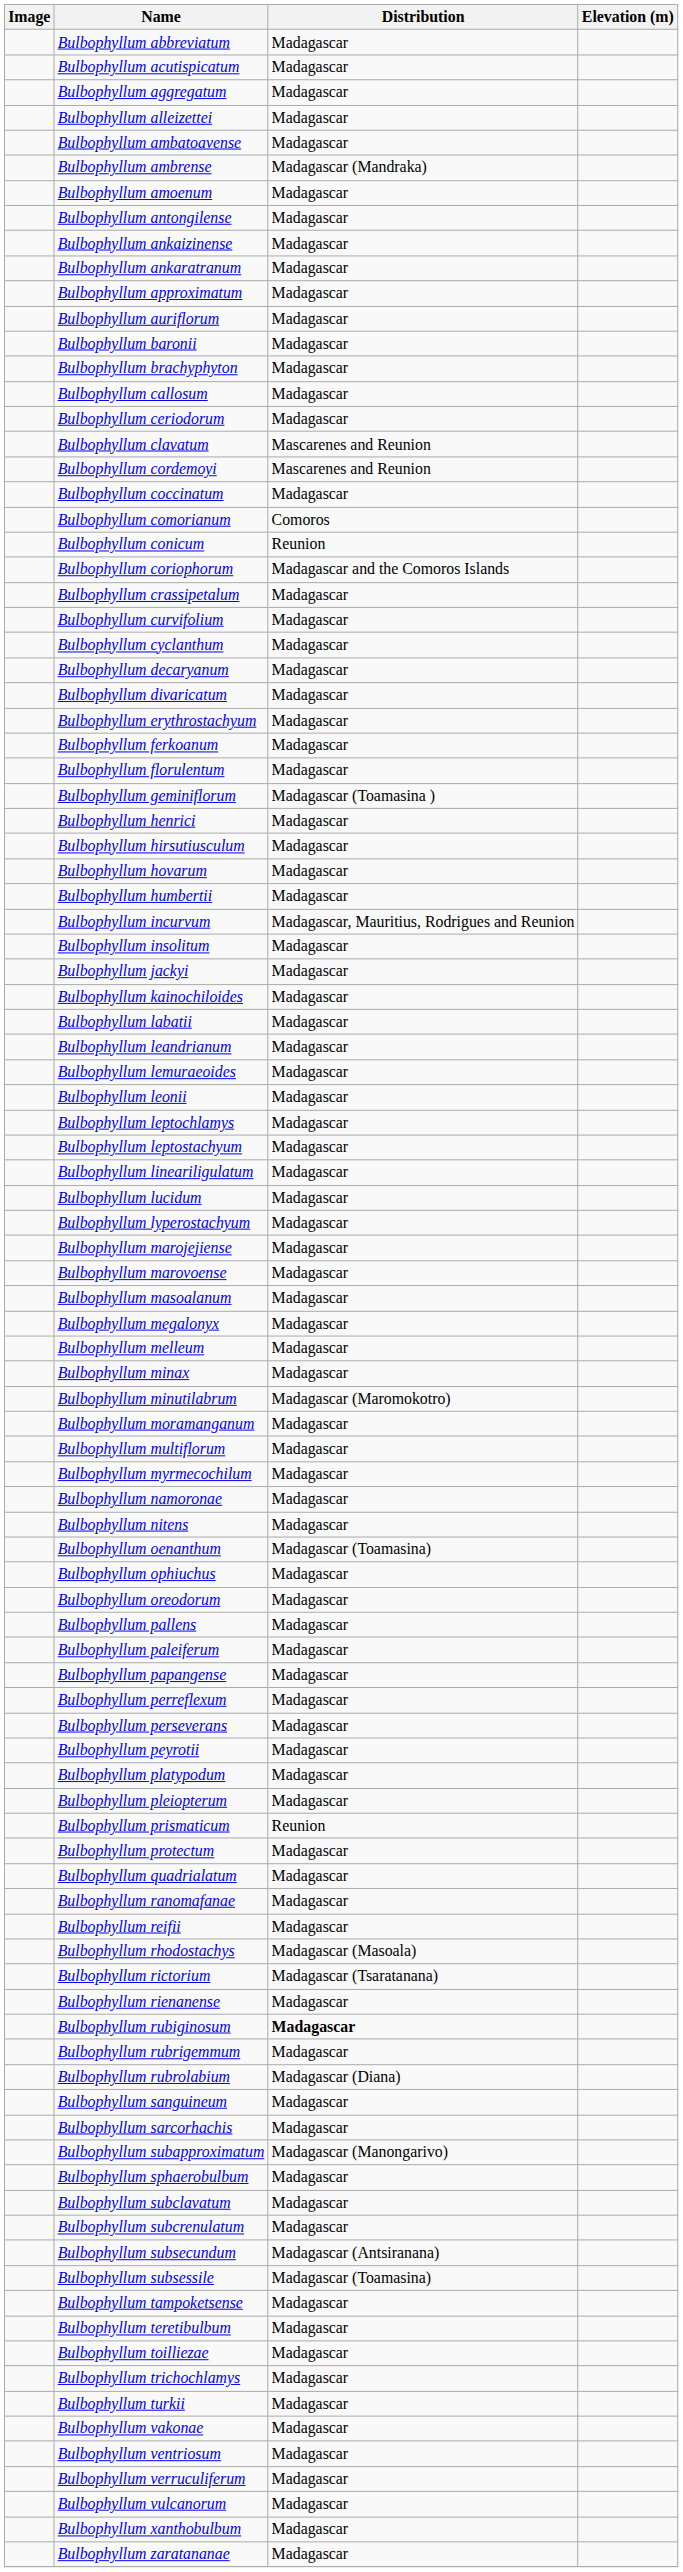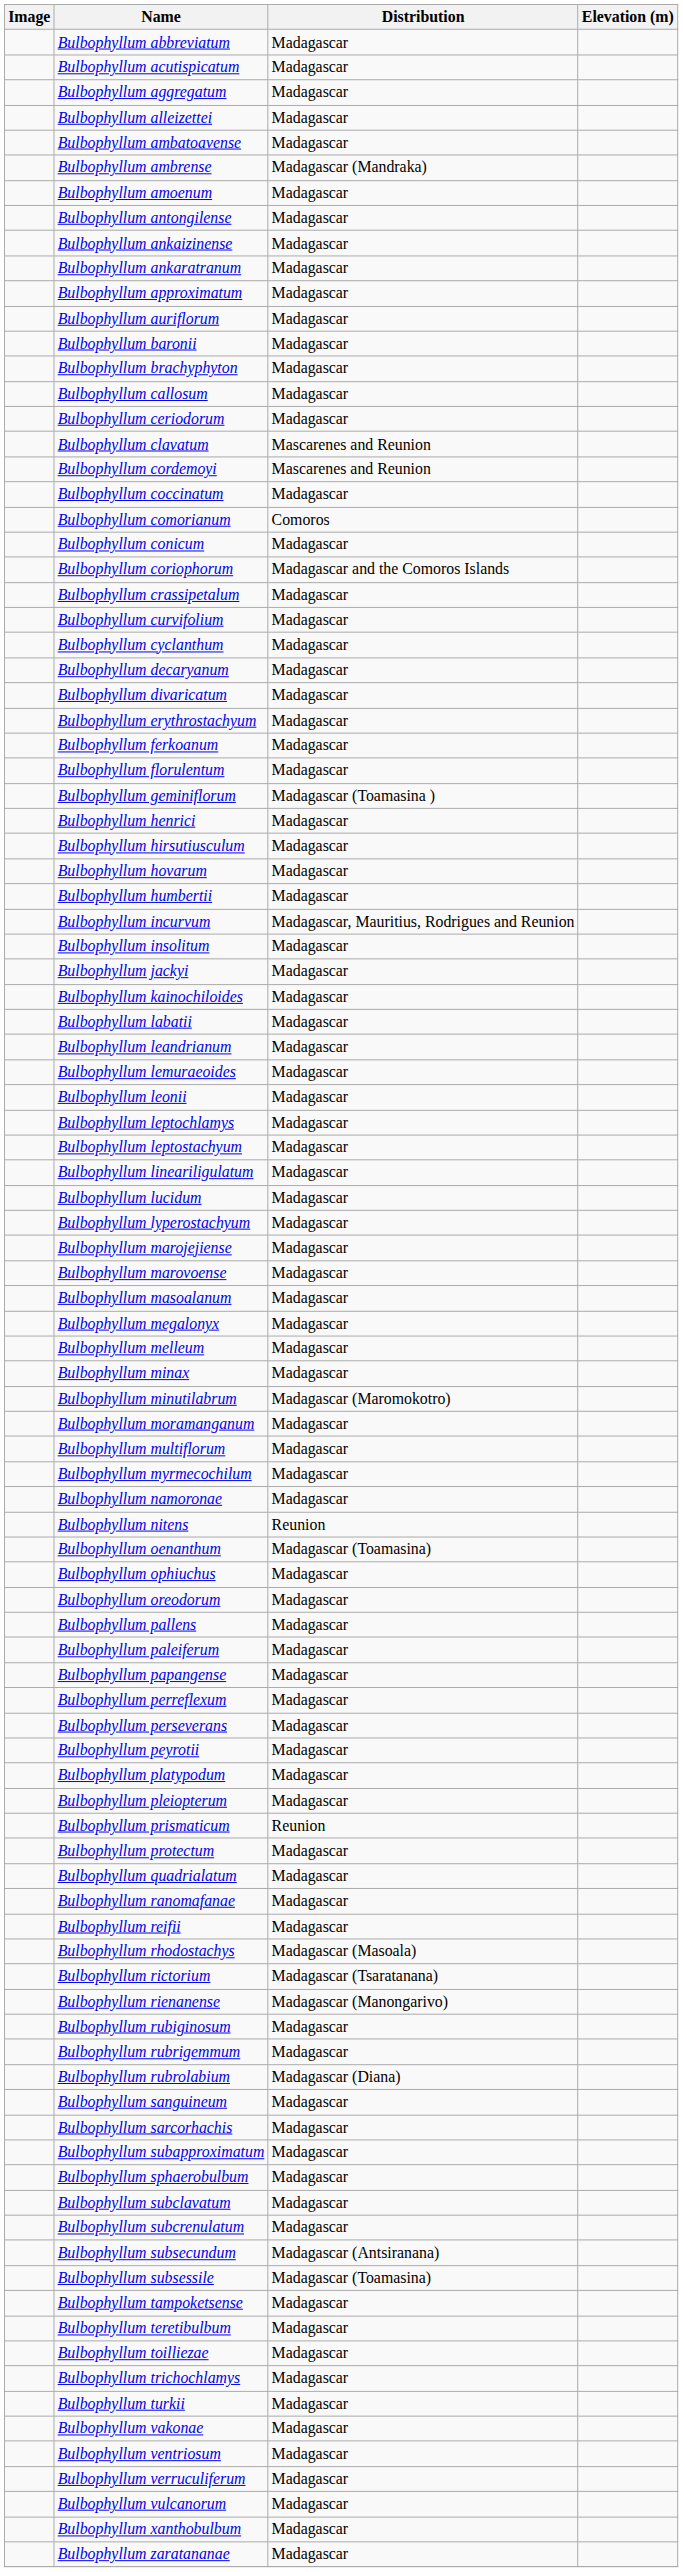(298, 544) Reunion -> (310, 544) Madagascar
(310, 1524) Madagascar -> (298, 1524) Reunion
(310, 2001) Madagascar -> (360, 2001) Madagascar (Manongarivo)
(313, 2026) bold -> (310, 2026) normal
(360, 2152) Madagascar (Manongarivo) -> (310, 2152) Madagascar
